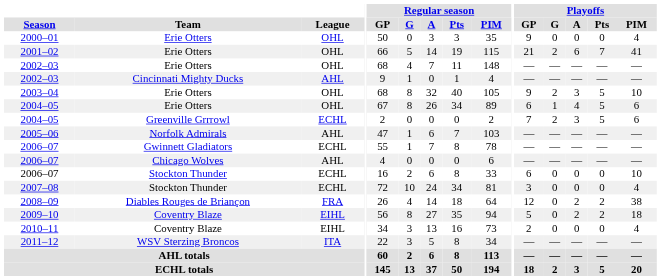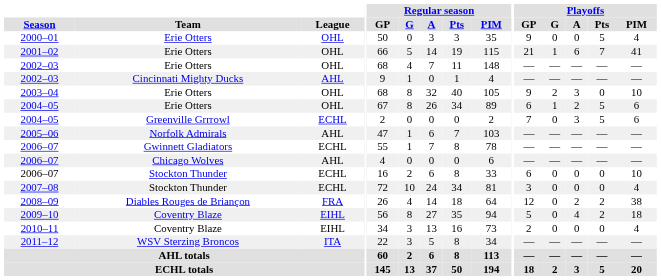(602, 38) 0 -> (602, 38) 5
(555, 51) 2 -> (555, 51) 1
(602, 92) 5 -> (602, 92) 0
(577, 106) 4 -> (577, 106) 2
(555, 119) 2 -> (555, 119) 0
(577, 214) 2 -> (577, 214) 4
